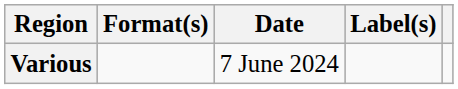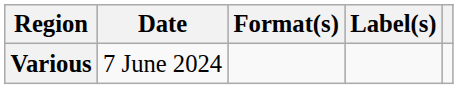columns swapped: (279, 24) <-> (156, 24)
